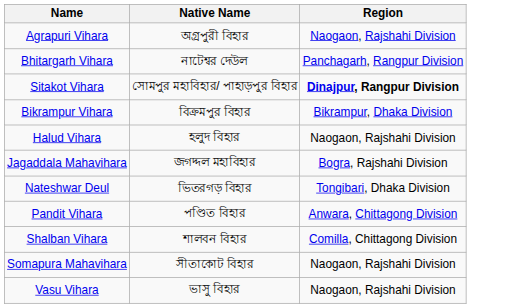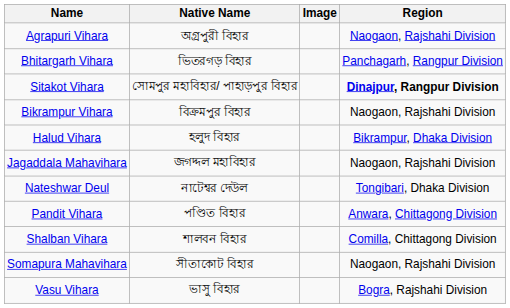+ column: (320, 13)
(215, 61) নাটেশ্বর দেউল -> (215, 61) ভিতরগড় বিহার
(383, 112) Bikrampur, Dhaka Division -> (423, 112) Naogaon, Rajshahi Division
(383, 137) Naogaon, Rajshahi Division -> (423, 137) Bikrampur, Dhaka Division
(383, 163) Bogra, Rajshahi Division -> (423, 163) Naogaon, Rajshahi Division
(215, 188) ভিতরগড় বিহার -> (215, 188) নাটেশ্বর দেউল
(383, 290) Naogaon, Rajshahi Division -> (423, 290) Bogra, Rajshahi Division
